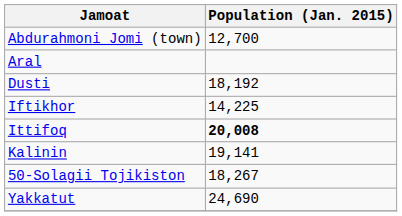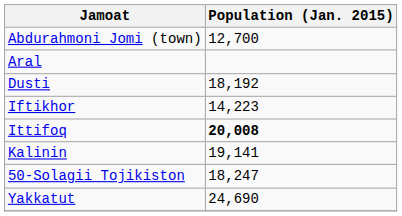(234, 108) 14,225 -> (234, 108) 14,223
(234, 176) 18,267 -> (234, 176) 18,247
